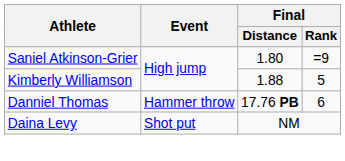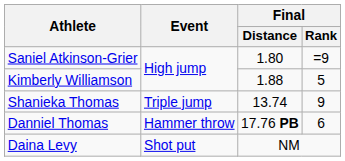+ row: (63, 102)
